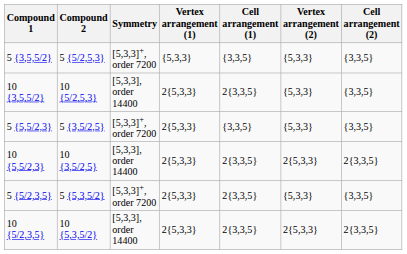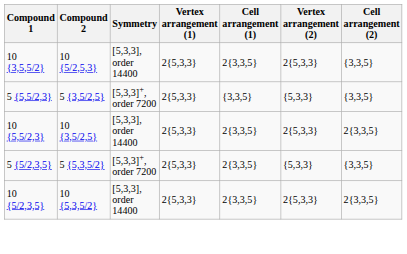- row: (29, 58)
(298, 92) {5,3,3} -> (300, 62) 2{5,3,3}
